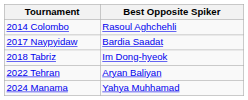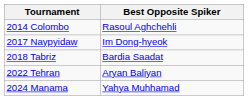(133, 42) Bardia Saadat -> (135, 42) Im Dong-hyeok
(135, 57) Im Dong-hyeok -> (133, 57) Bardia Saadat
